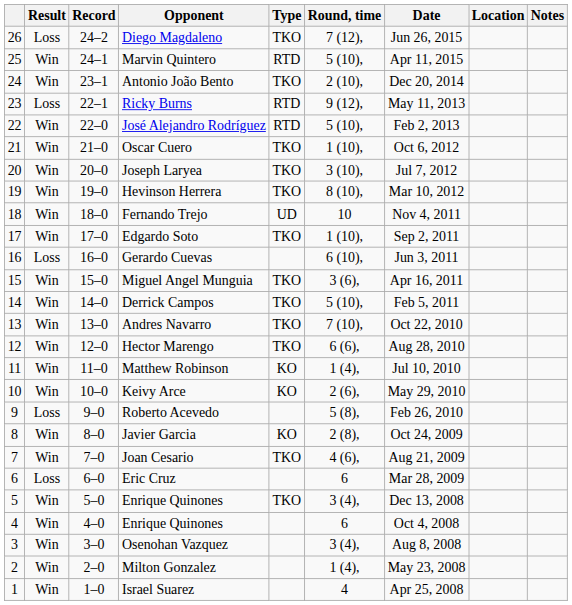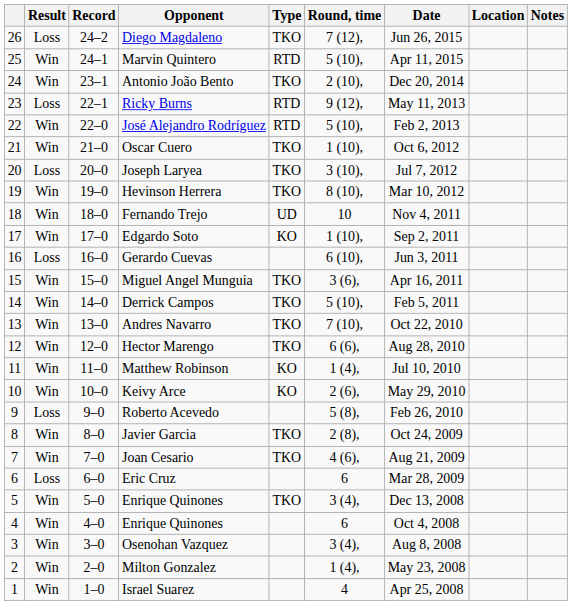(47, 170) Win -> (47, 170) Loss
(287, 236) TKO -> (287, 236) KO
(287, 434) KO -> (287, 434) TKO
